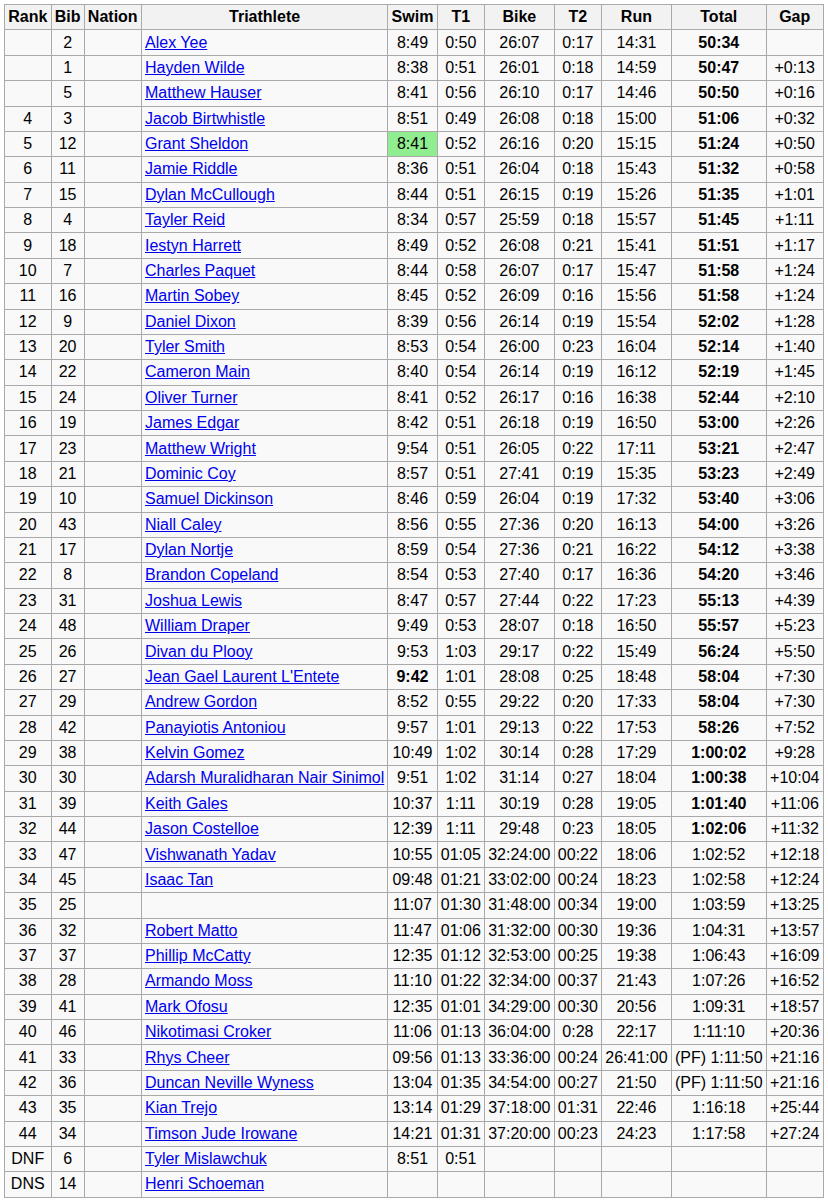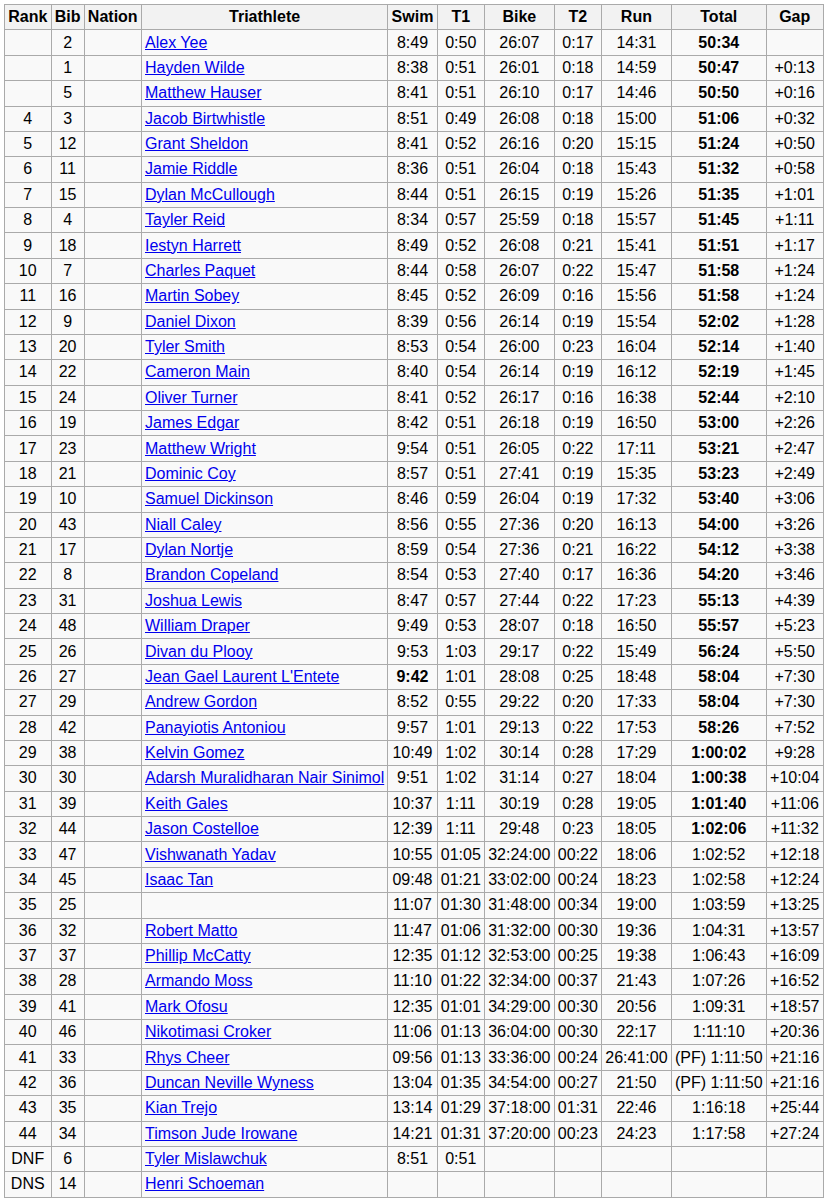(461, 93) 0:56 -> (461, 93) 0:51
(412, 144) lightgreen background -> (412, 144) no background
(578, 270) 0:17 -> (578, 270) 0:22
(578, 1032) 0:28 -> (578, 1032) 00:30
